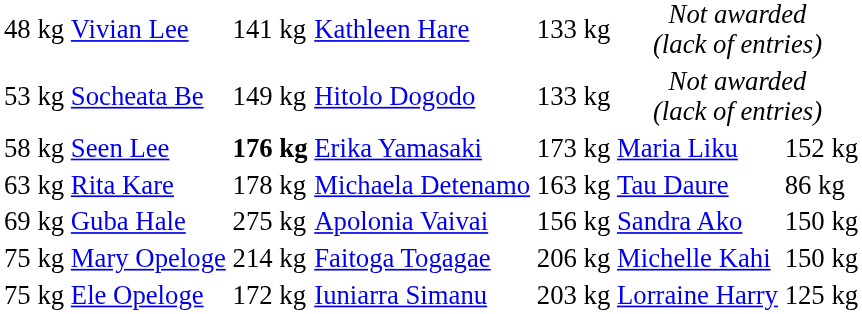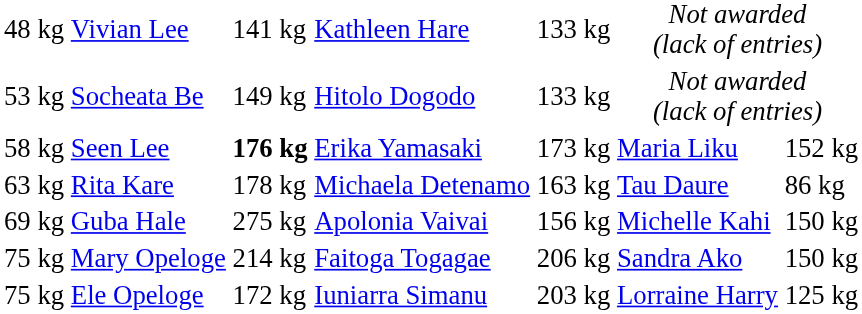(680, 221) Sandra Ako -> (694, 221) Michelle Kahi
(694, 258) Michelle Kahi -> (680, 258) Sandra Ako
